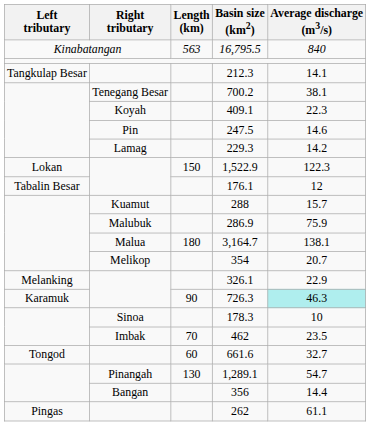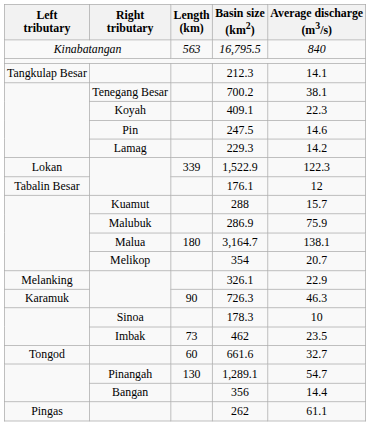(192, 167) 150 -> (192, 167) 339
(317, 298) paleturquoise background -> (317, 298) no background
(192, 336) 70 -> (192, 336) 73
